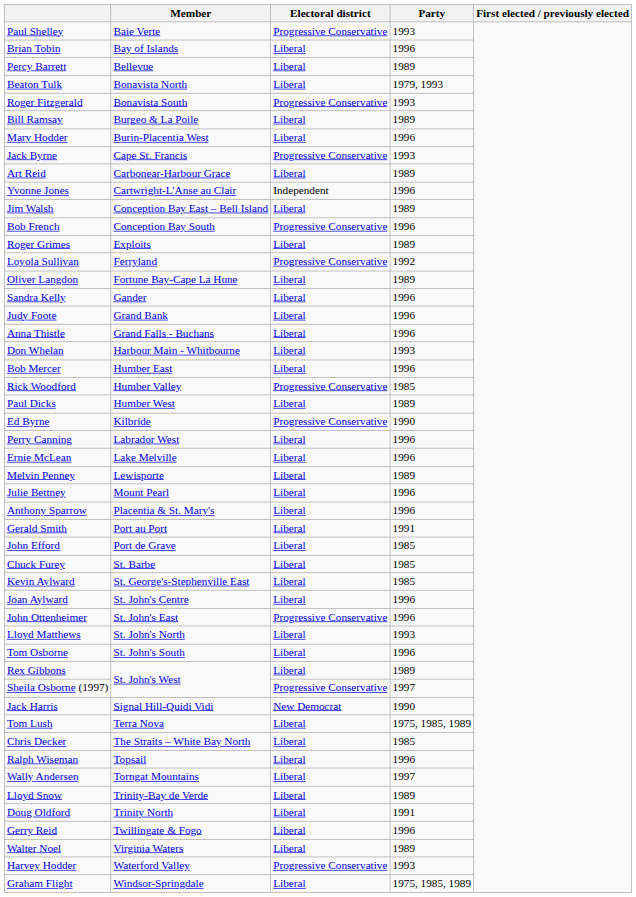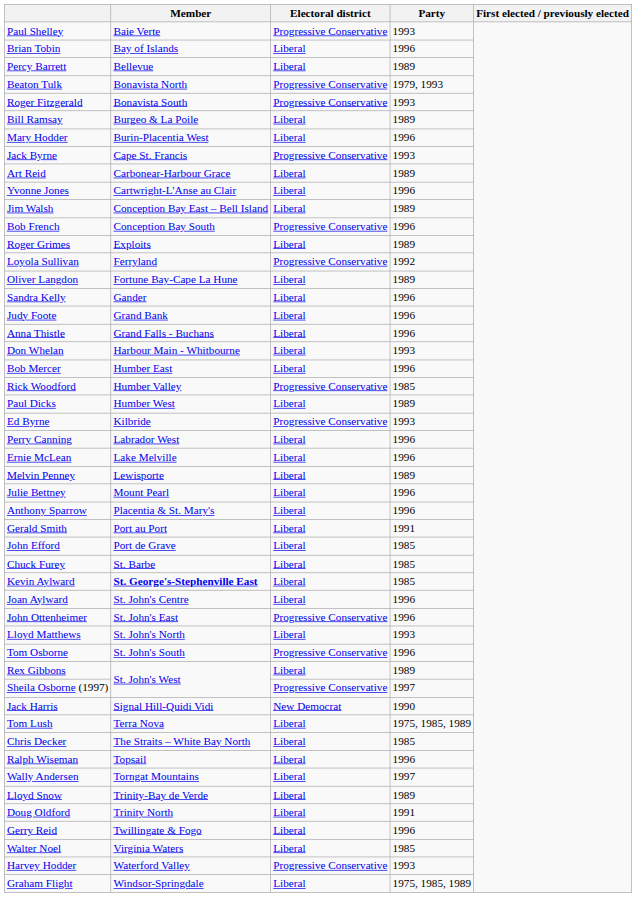(289, 84) Liberal -> (330, 84) Progressive Conservative
(301, 191) Independent -> (289, 191) Liberal
(404, 421) 1990 -> (404, 421) 1993
(181, 581) normal -> (186, 581) bold
(289, 652) Liberal -> (330, 652) Progressive Conservative
(404, 848) 1989 -> (404, 848) 1985
